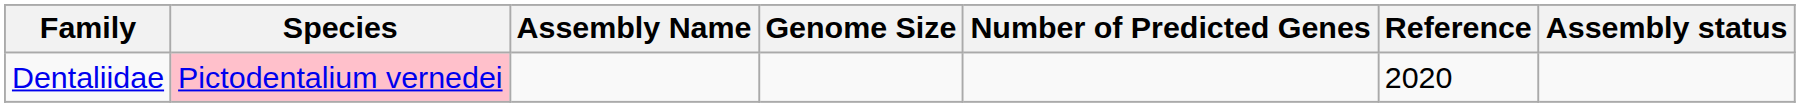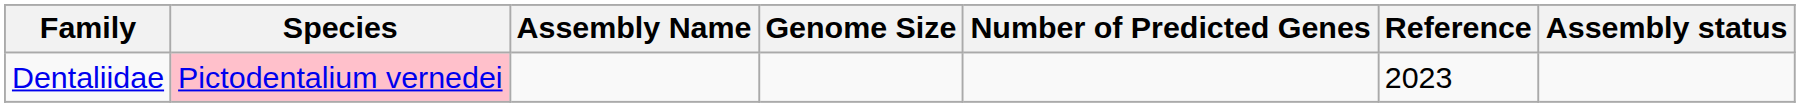(1419, 76) 2020 -> (1419, 76) 2023
